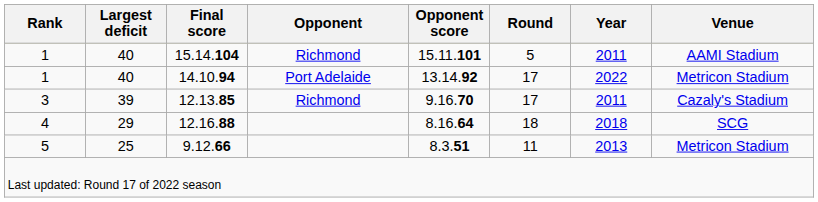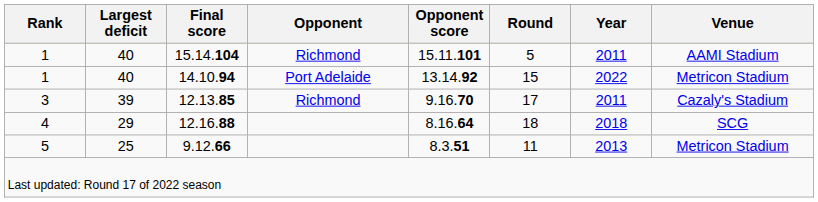(530, 77) 17 -> (530, 77) 15
